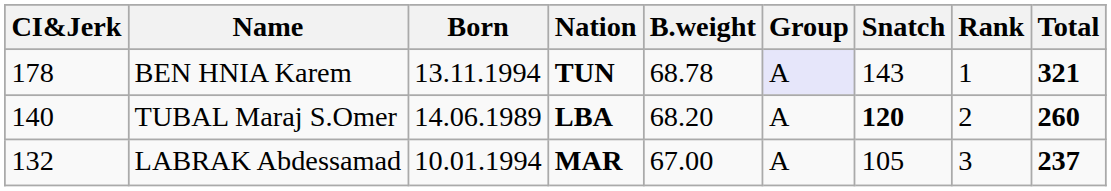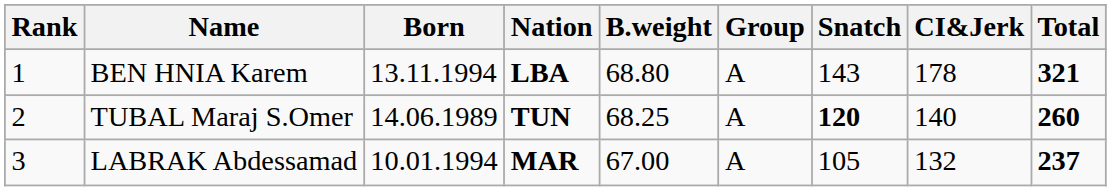columns swapped: (991, 26) <-> (66, 26)
(585, 71) TUN -> (540, 71) LBA
(682, 71) 68.78 -> (638, 71) 68.80
(779, 71) lavender background -> (735, 71) no background
(584, 116) LBA -> (541, 116) TUN
(682, 116) 68.20 -> (638, 116) 68.25
